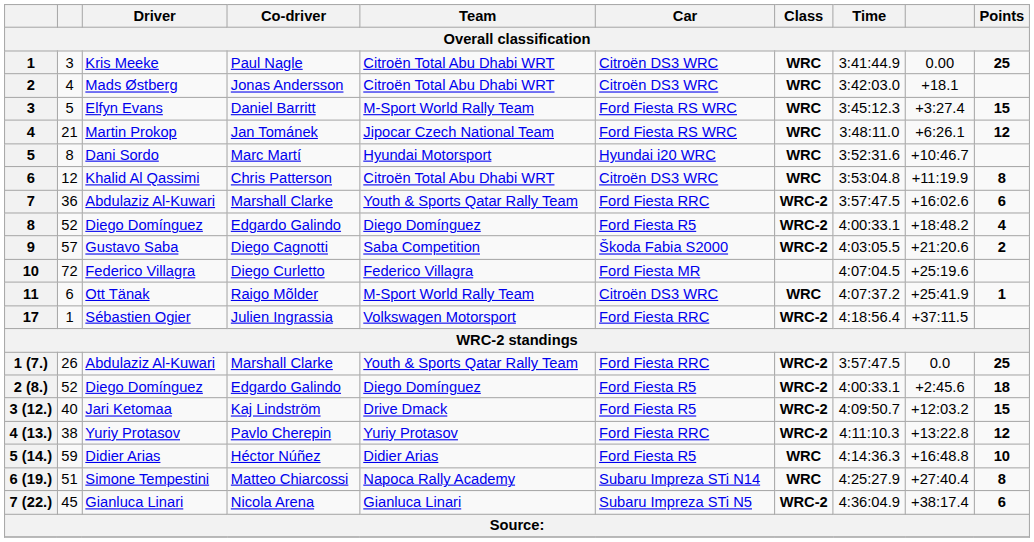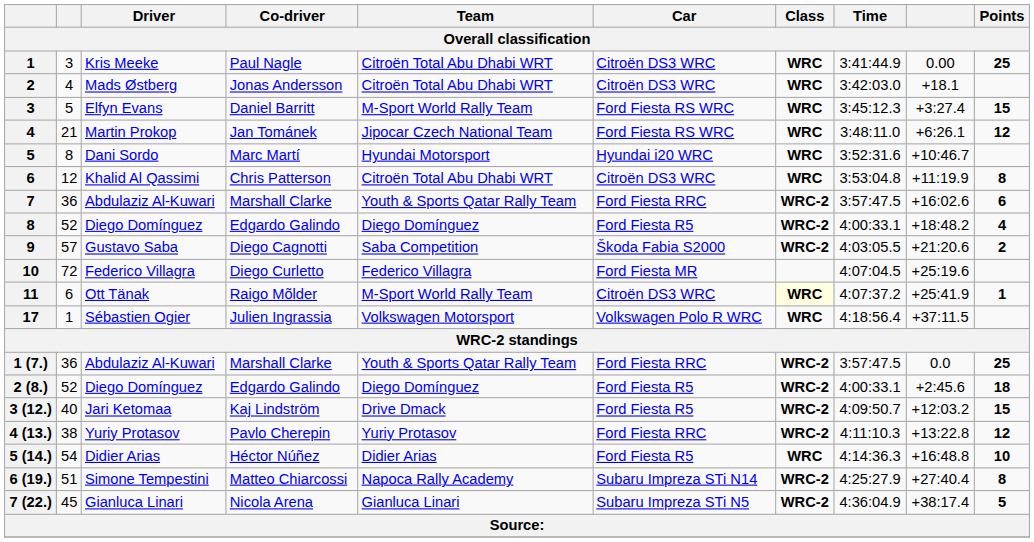(804, 294) no background -> (805, 294) lightyellow background
(654, 317) Ford Fiesta RRC -> (679, 317) Volkswagen Polo R WRC
(804, 317) WRC-2 -> (805, 317) WRC
(69, 363) 26 -> (69, 363) 36
(69, 456) 59 -> (69, 456) 54
(804, 479) WRC -> (805, 479) WRC-2
(1002, 502) 6 -> (1002, 502) 5
